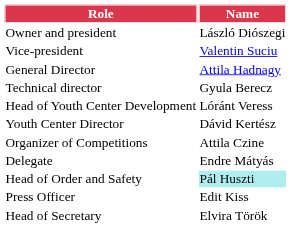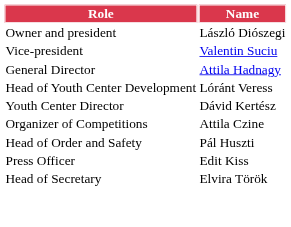- row: (54, 87)
- row: (29, 160)
(227, 179) paleturquoise background -> (227, 142) no background
